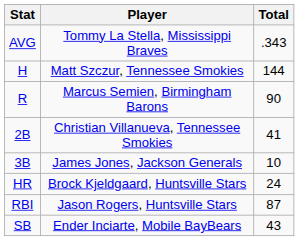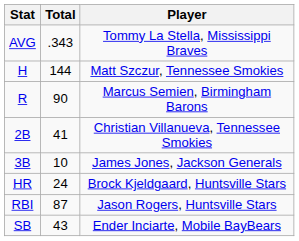columns swapped: (147, 14) <-> (274, 14)
